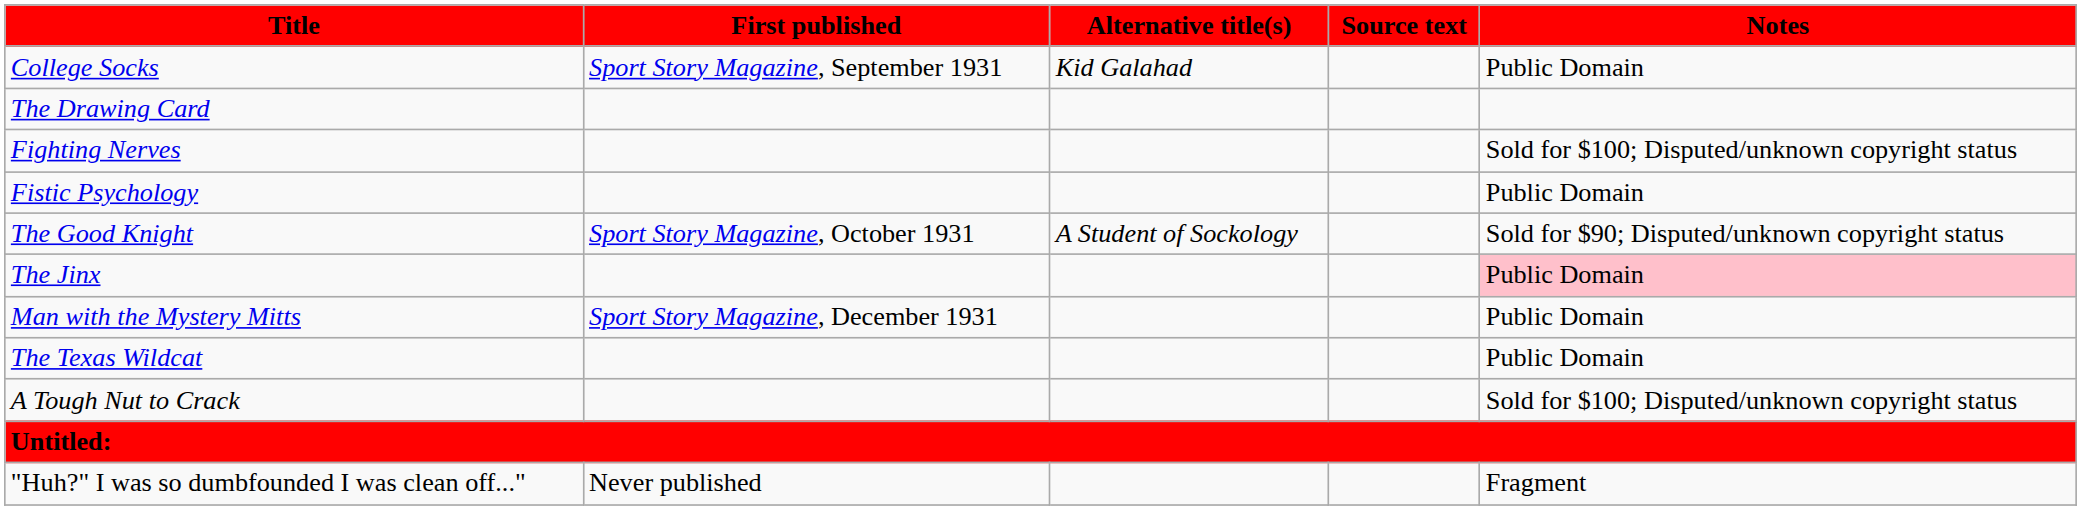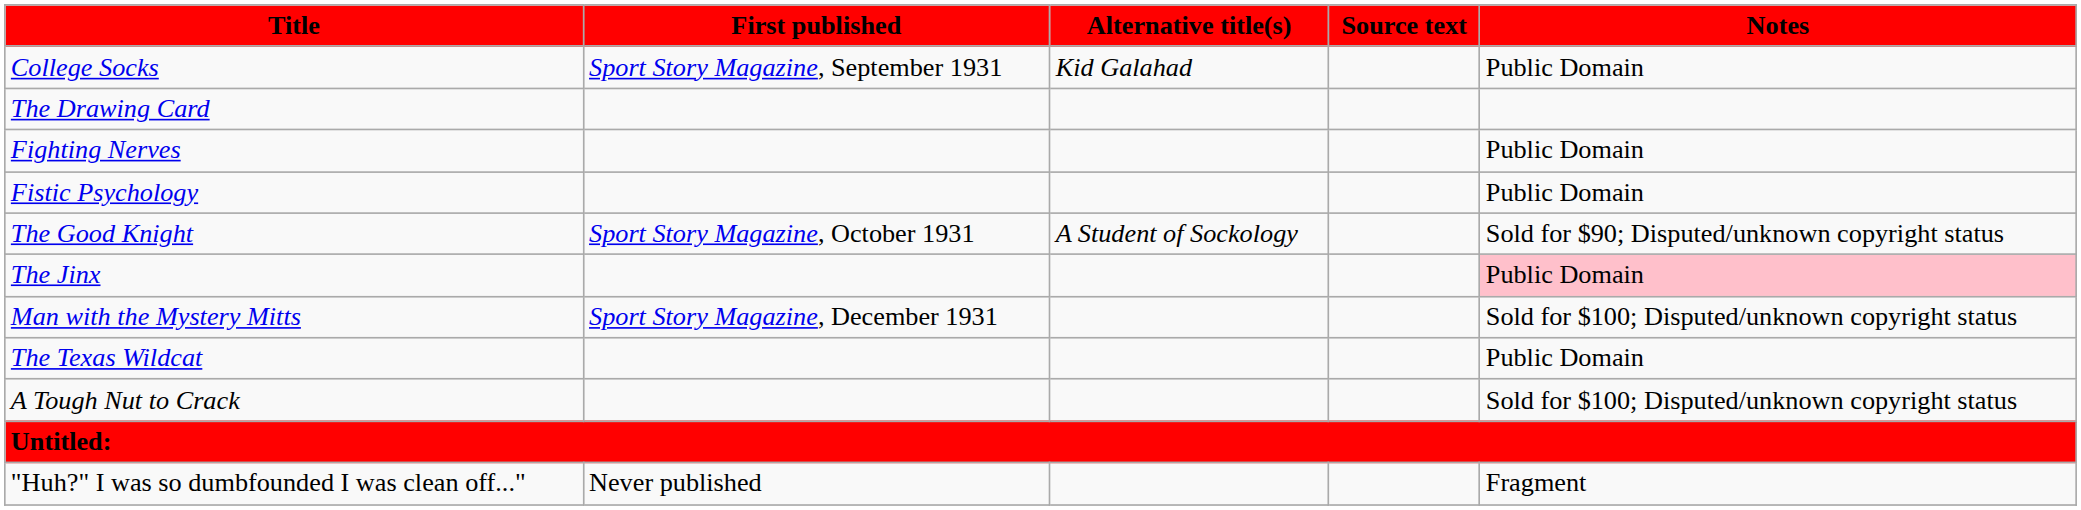(1751, 150) Sold for $100; Disputed/unknown copyright status -> (1565, 150) Public Domain
(1565, 316) Public Domain -> (1751, 316) Sold for $100; Disputed/unknown copyright status
